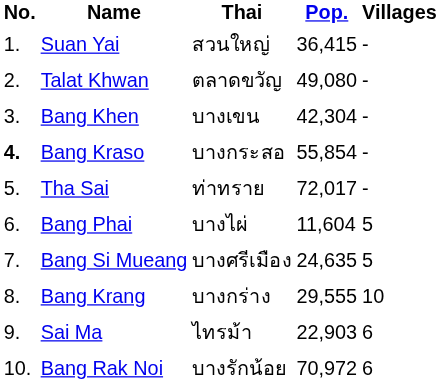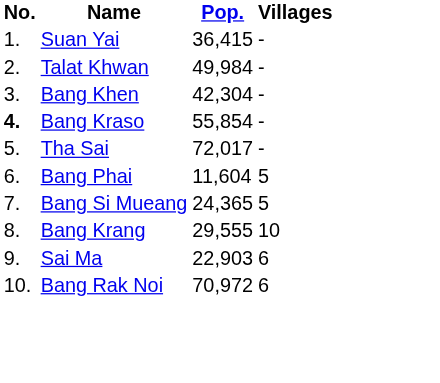- column: (242, 12)
(327, 80) 49,080 -> (223, 67) 49,984
(327, 260) 24,635 -> (223, 203) 24,365
